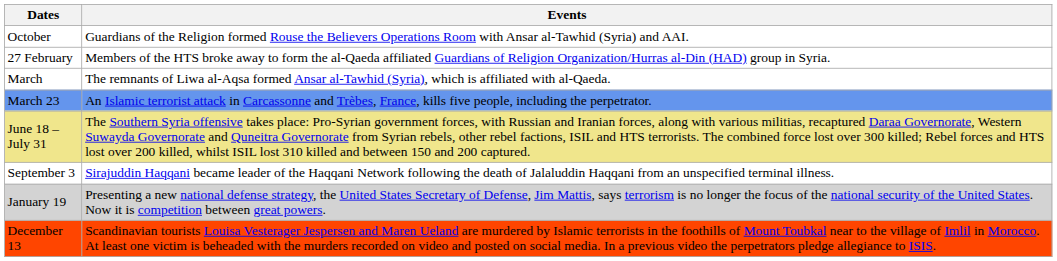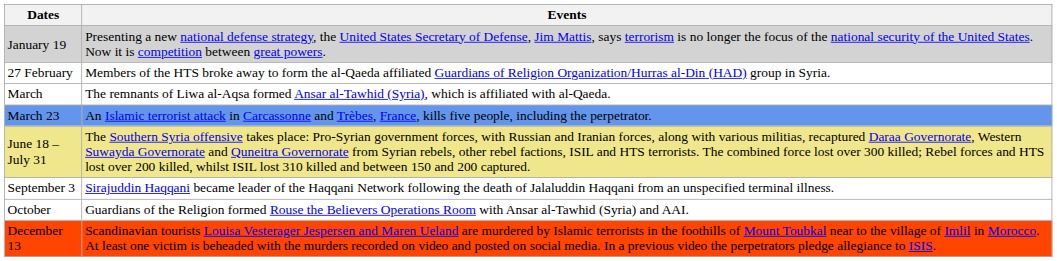rows swapped: (37, 202) <-> (29, 36)
